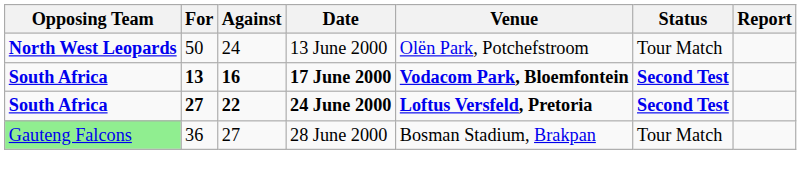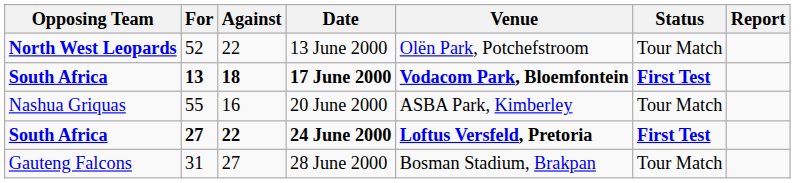(194, 47) 50 -> (194, 47) 52
(231, 47) 24 -> (231, 47) 22
(231, 76) 16 -> (231, 76) 18
(683, 76) Second Test -> (674, 76) First Test
+ row: (339, 105)
(683, 105) Second Test -> (674, 134) First Test
(70, 134) lightgreen background -> (70, 163) no background
(194, 134) 36 -> (194, 163) 31
